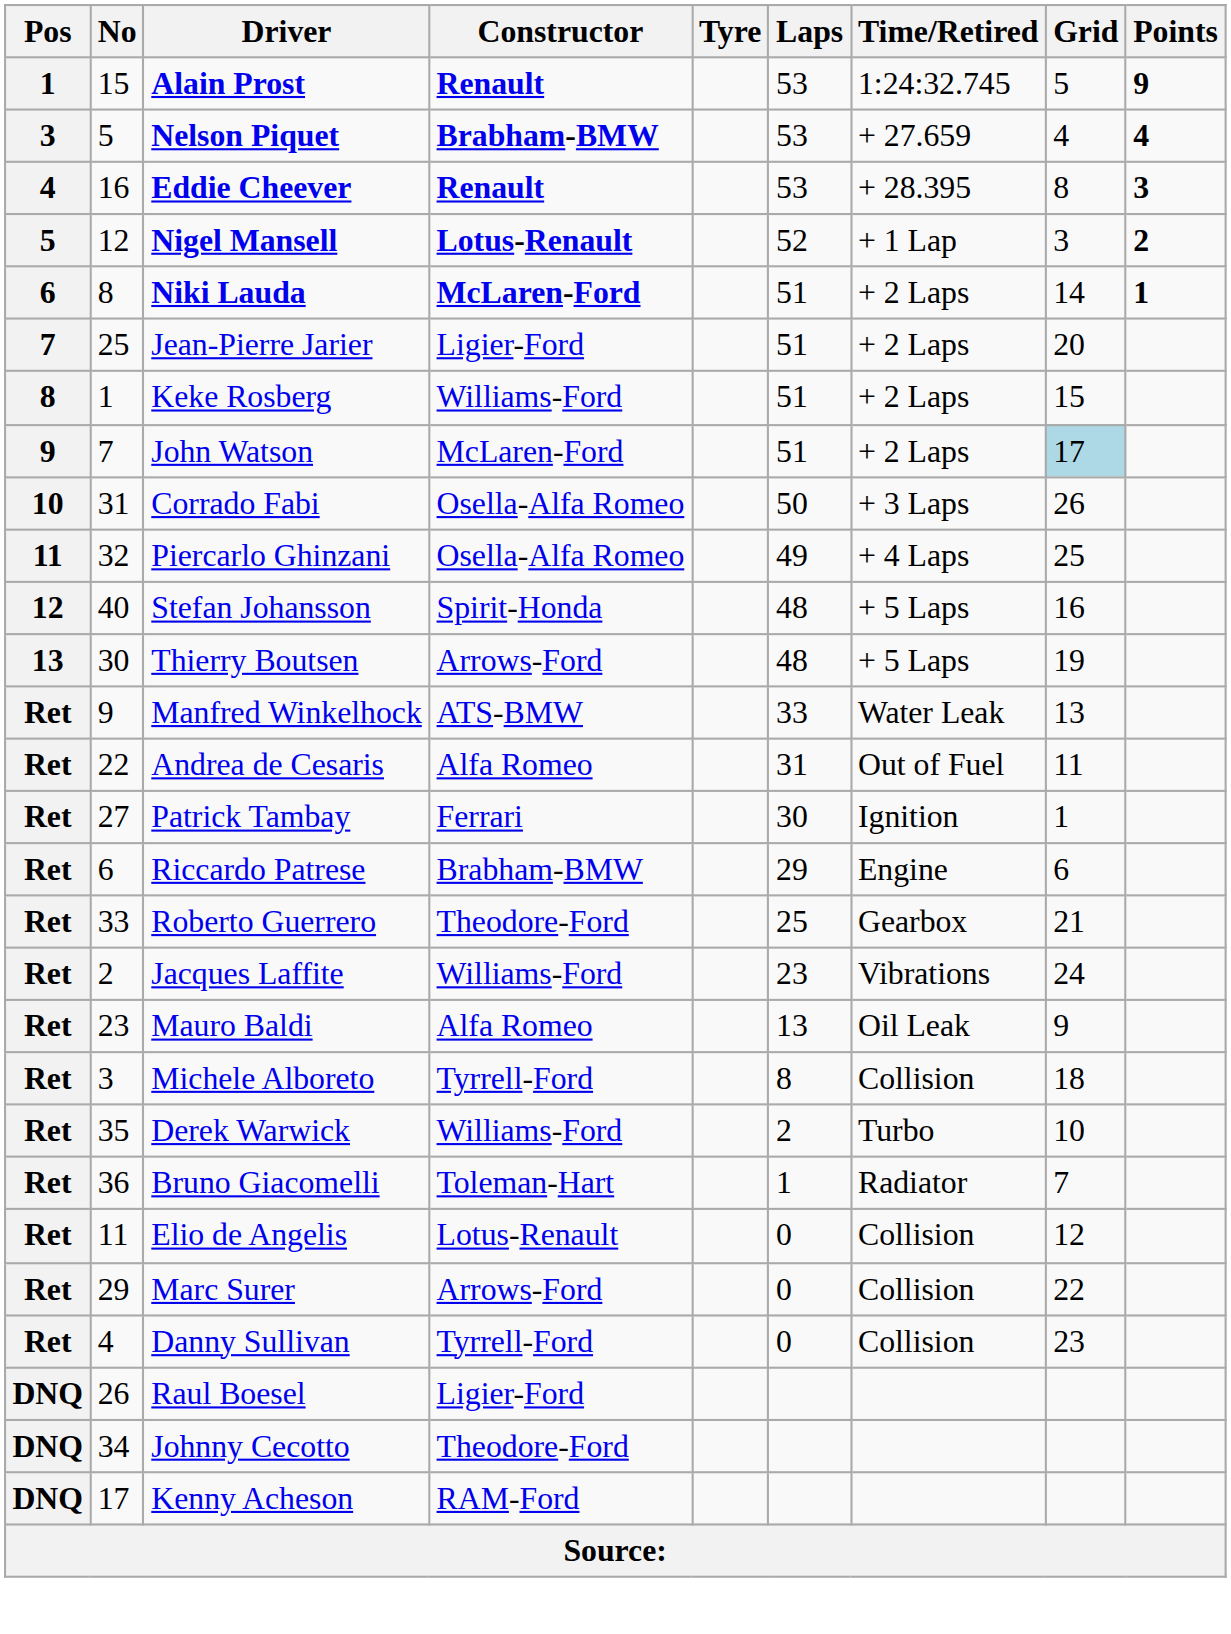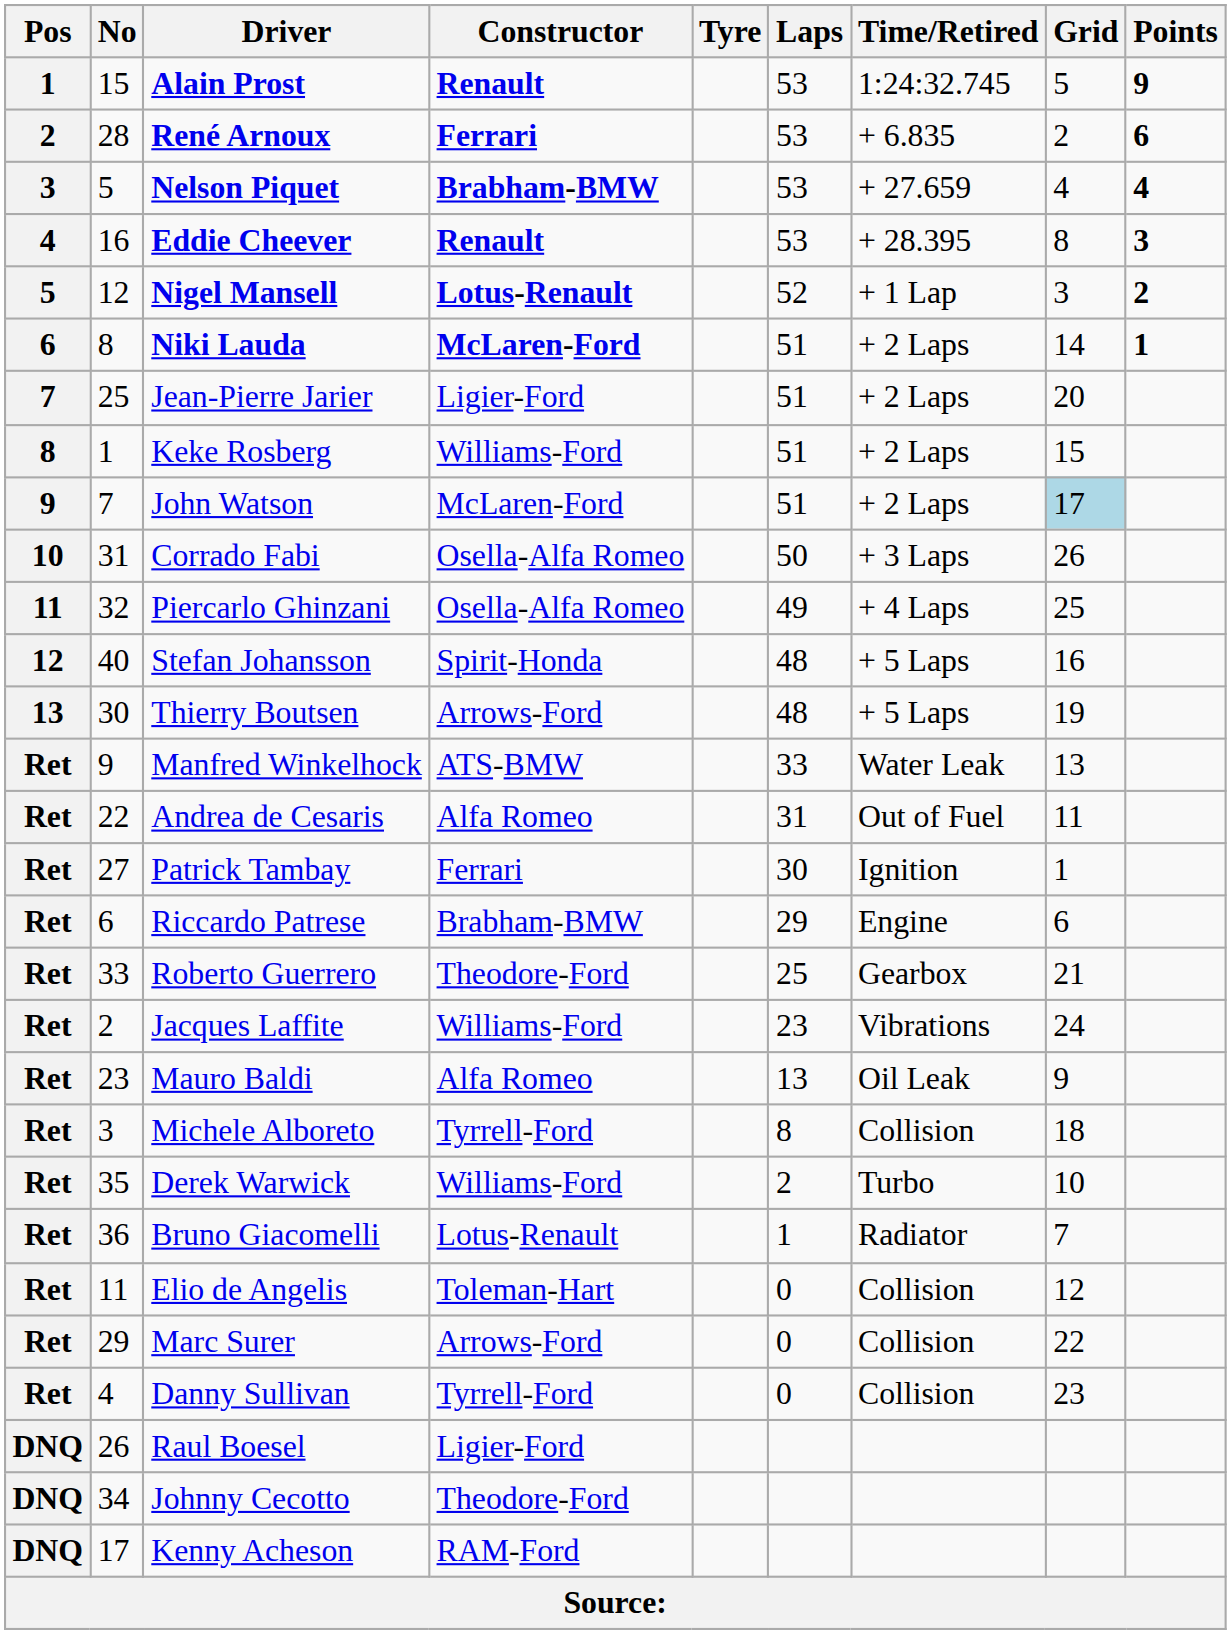+ row: (241, 135)
(525, 1183) Toleman-Hart -> (527, 1235) Lotus-Renault
(527, 1235) Lotus-Renault -> (525, 1288) Toleman-Hart
